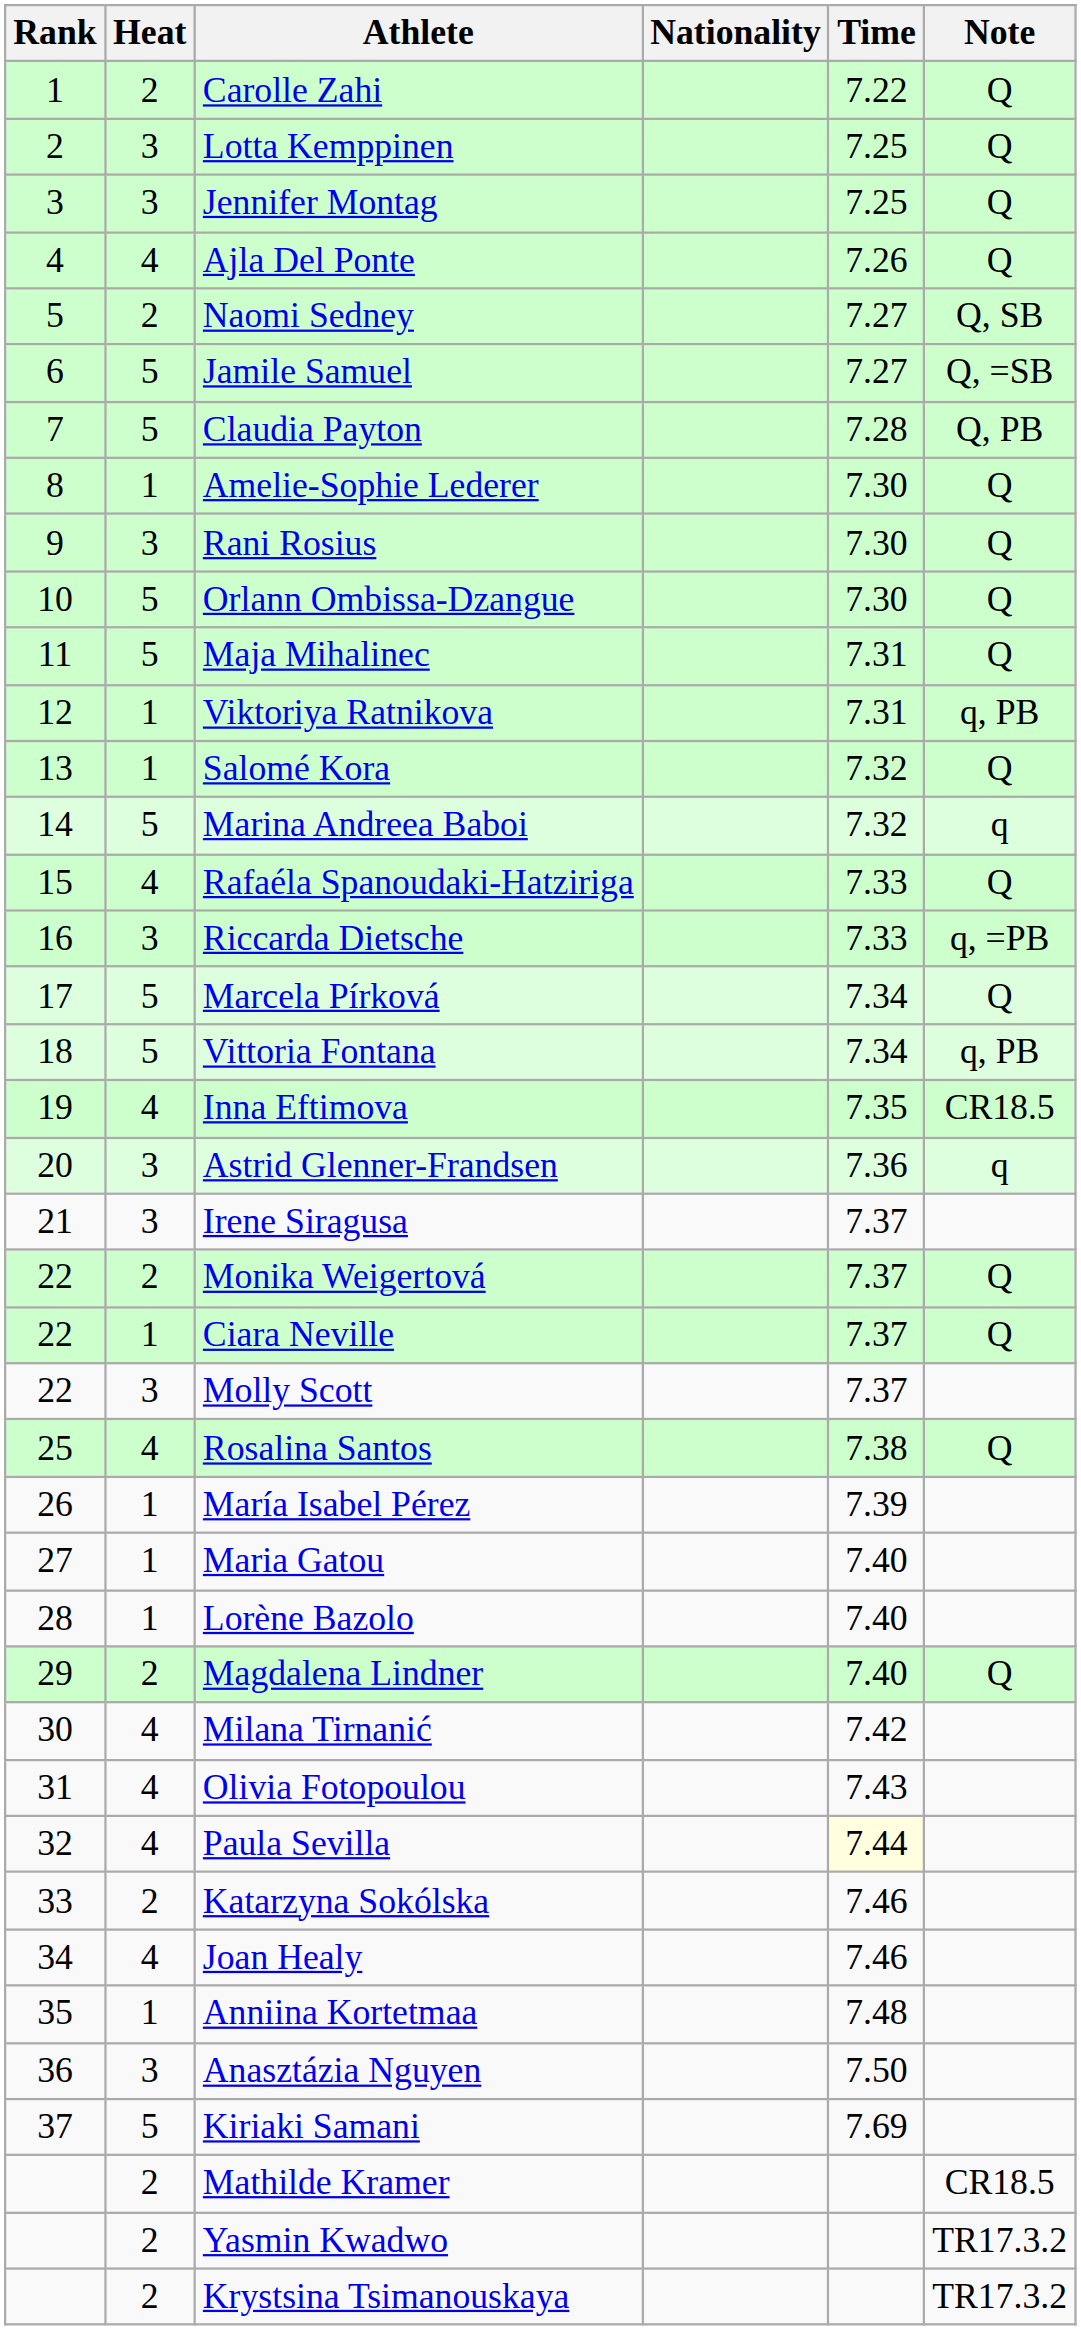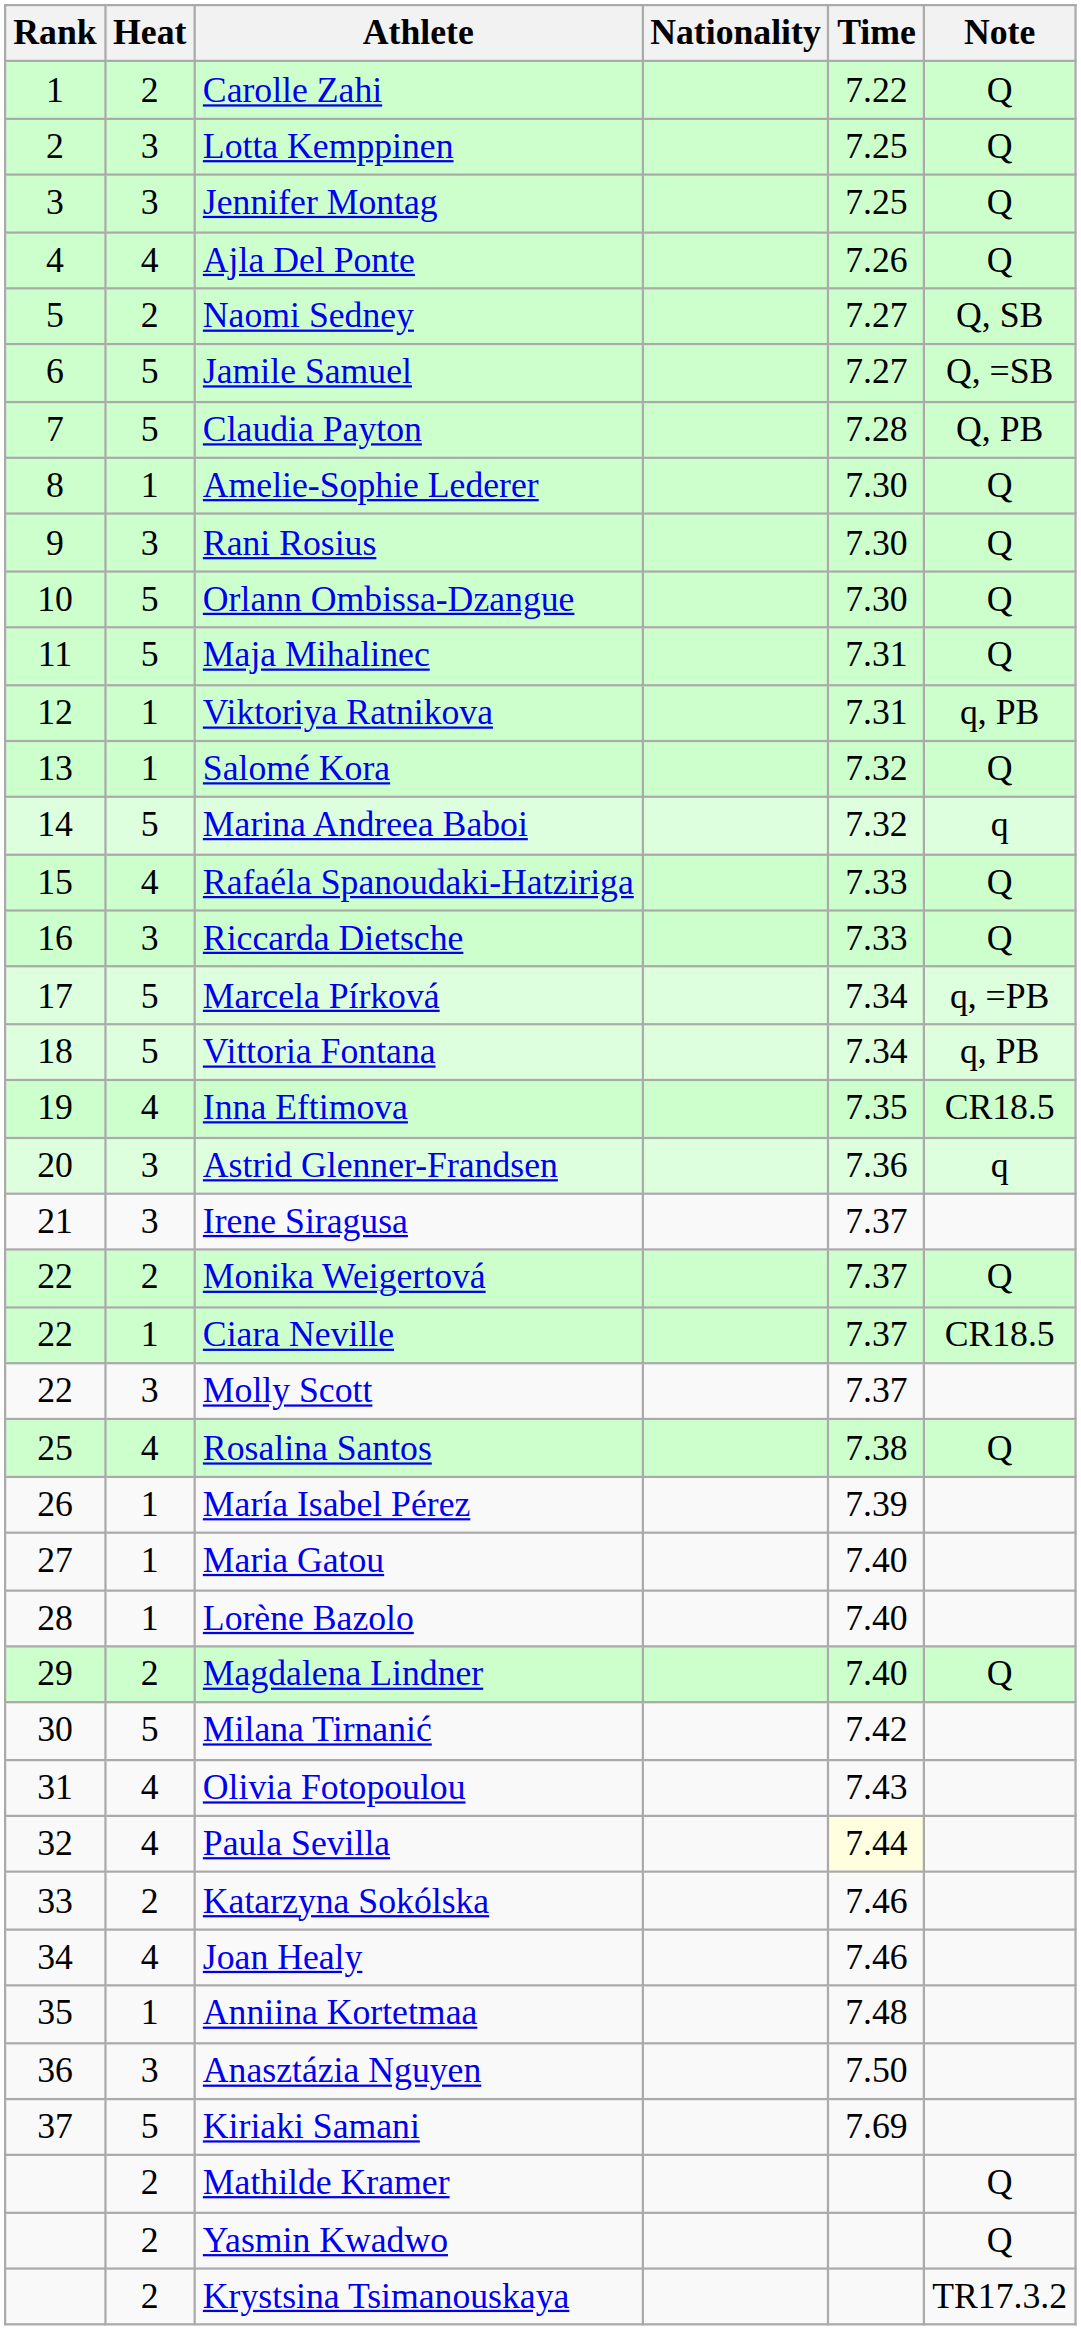(1000, 938) q, =PB -> (1000, 938) Q
(1000, 994) Q -> (1000, 994) q, =PB
(1000, 1334) Q -> (1000, 1334) CR18.5
(150, 1730) 4 -> (150, 1730) 5
(1000, 2183) CR18.5 -> (1000, 2183) Q
(1000, 2239) TR17.3.2 -> (1000, 2239) Q
